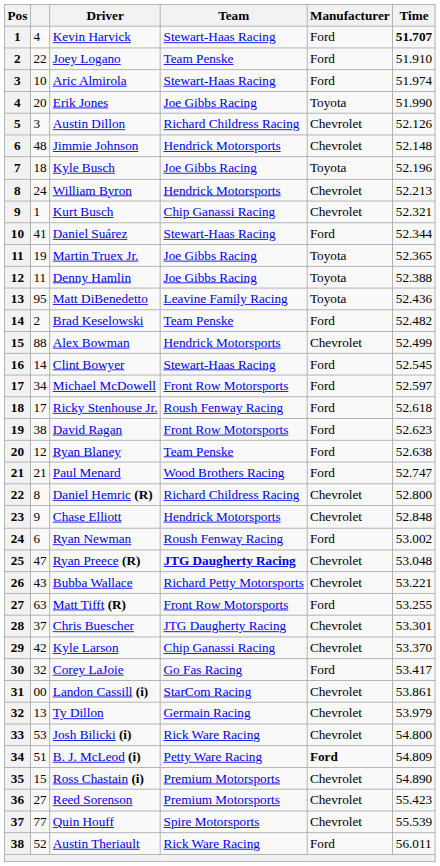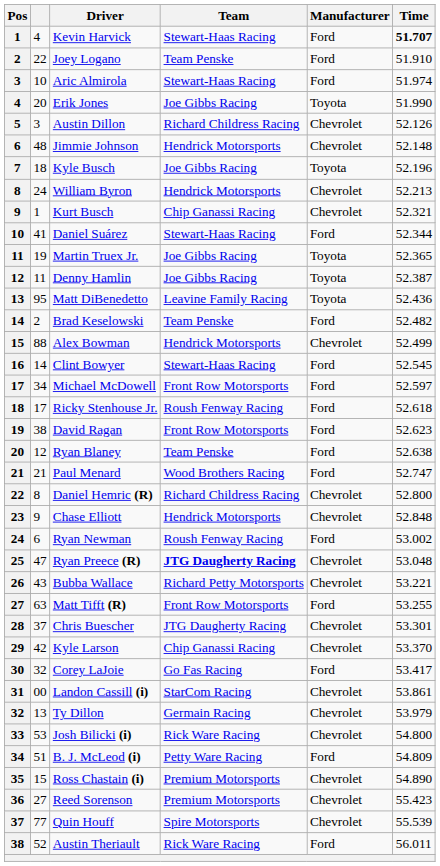(414, 277) 52.388 -> (414, 277) 52.387
(324, 756) bold -> (322, 756) normal
